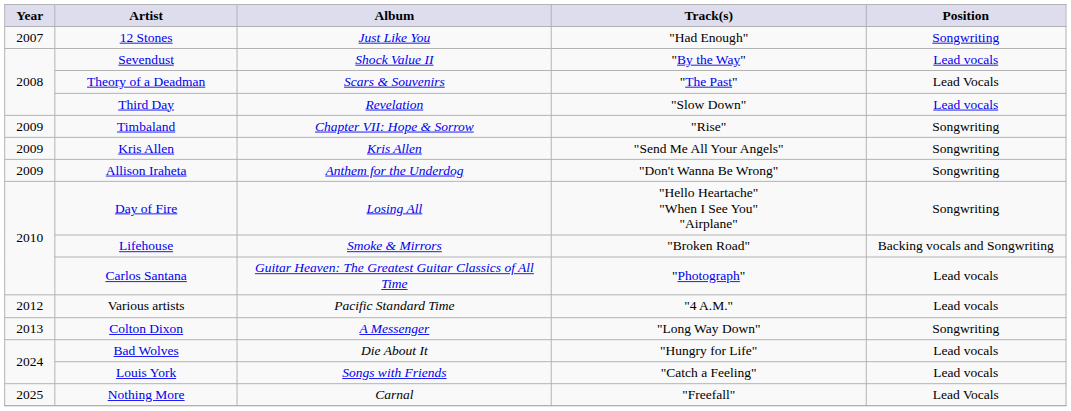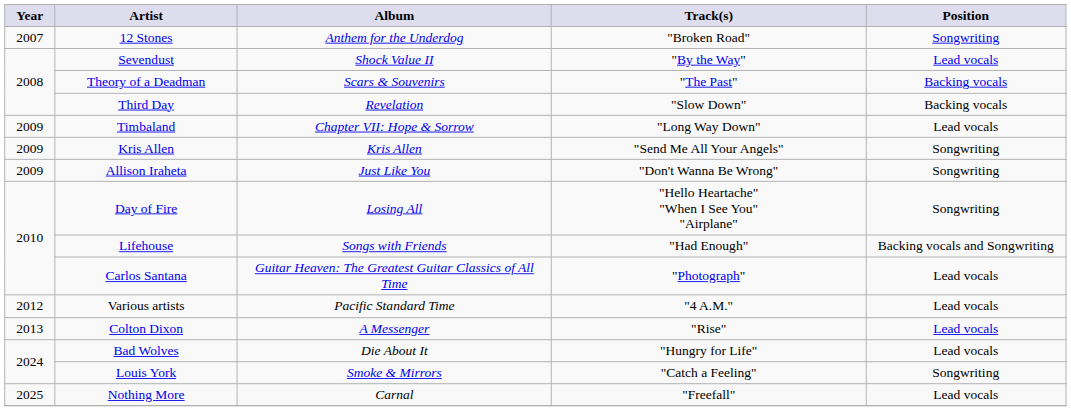(394, 37) Just Like You -> (394, 37) Anthem for the Underdog
(709, 37) "Had Enough" -> (709, 37) "Broken Road"
(966, 81) Lead Vocals -> (966, 81) Backing vocals
(966, 103) Lead vocals -> (966, 103) Backing vocals
(709, 126) "Rise" -> (709, 126) "Long Way Down"
(966, 126) Songwriting -> (966, 126) Lead vocals
(394, 170) Anthem for the Underdog -> (394, 170) Just Like You
(394, 246) Smoke & Mirrors -> (394, 246) Songs with Friends
(709, 246) "Broken Road" -> (709, 246) "Had Enough"
(709, 328) "Long Way Down" -> (709, 328) "Rise"
(966, 328) Songwriting -> (966, 328) Lead vocals
(394, 372) Songs with Friends -> (394, 372) Smoke & Mirrors
(966, 372) Lead vocals -> (966, 372) Songwriting
(966, 394) Lead Vocals -> (966, 394) Lead vocals
